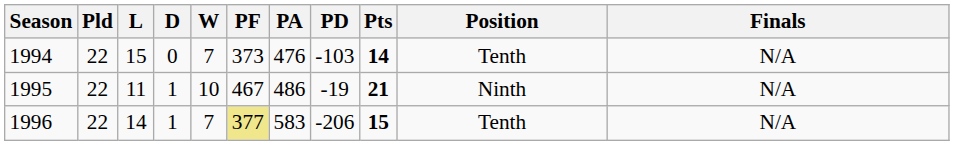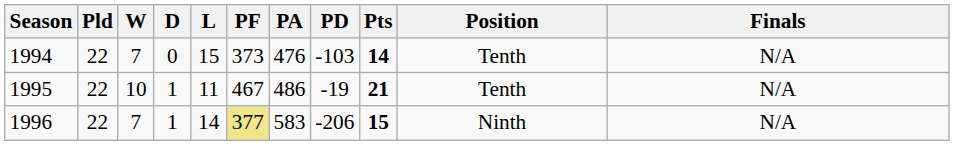columns swapped: (209, 21) <-> (136, 21)
(502, 88) Ninth -> (502, 88) Tenth
(502, 122) Tenth -> (502, 122) Ninth
